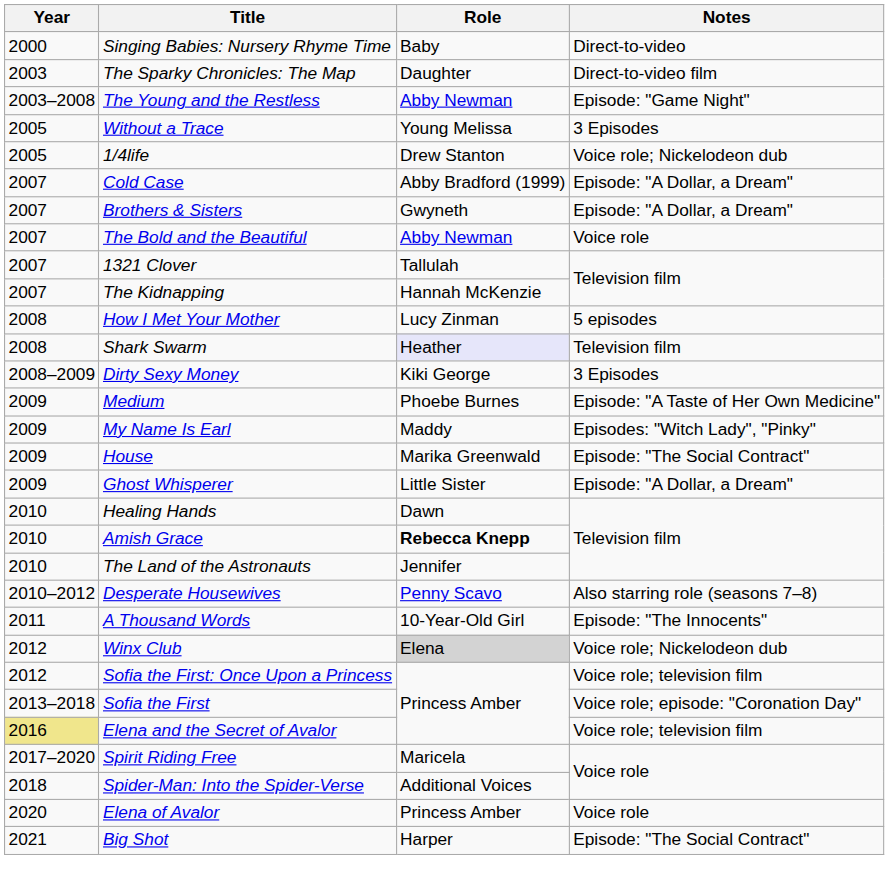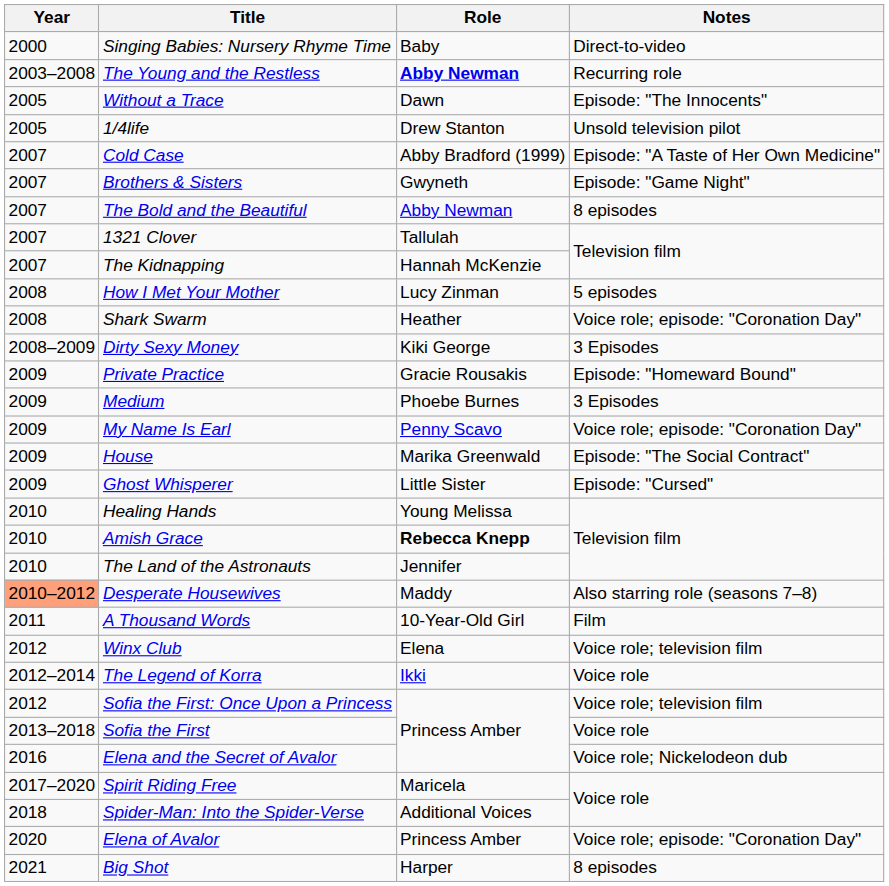- row: (229, 73)
(456, 100) normal -> (460, 73) bold
(661, 100) Episode: "Game Night" -> (627, 73) Recurring role
(456, 127) Young Melissa -> (422, 100) Dawn
(616, 127) 3 Episodes -> (670, 100) Episode: "The Innocents"
(680, 155) Voice role; Nickelodeon dub -> (657, 127) Unsold television pilot
(683, 182) Episode: "A Dollar, a Dream" -> (727, 155) Episode: "A Taste of Her Own Medicine"
(683, 210) Episode: "A Dollar, a Dream" -> (661, 182) Episode: "Game Night"
(611, 237) Voice role -> (615, 210) 8 episodes
(431, 347) lavender background -> (431, 319) no background
(627, 347) Television film -> (717, 319) Voice role; episode: "Coronation Day"
+ row: (163, 374)
(727, 401) Episode: "A Taste of Her Own Medicine" -> (616, 401) 3 Episodes
(426, 429) Maddy -> (451, 429) Penny Scavo
(695, 429) Episodes: "Witch Lady", "Pinky" -> (717, 429) Voice role; episode: "Coronation Day"
(683, 484) Episode: "A Dollar, a Dream" -> (643, 484) Episode: "Cursed"
(422, 511) Dawn -> (456, 511) Young Melissa
(52, 593) no background -> (52, 593) lightsalmon background
(451, 593) Penny Scavo -> (426, 593) Maddy
(670, 621) Episode: "The Innocents" -> (590, 621) Film
(422, 648) lightgrey background -> (422, 648) no background
(680, 648) Voice role; Nickelodeon dub -> (668, 648) Voice role; television film
+ row: (182, 675)
(717, 703) Voice role; episode: "Coronation Day" -> (611, 730) Voice role
(28, 730) khaki background -> (28, 758) no background
(668, 730) Voice role; television film -> (680, 758) Voice role; Nickelodeon dub
(611, 812) Voice role -> (717, 840) Voice role; episode: "Coronation Day"
(691, 840) Episode: "The Social Contract" -> (615, 867) 8 episodes
